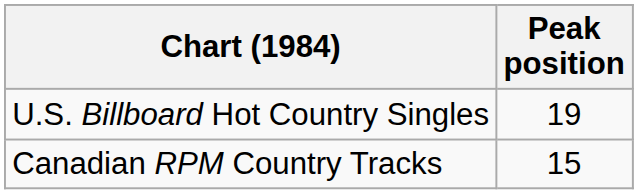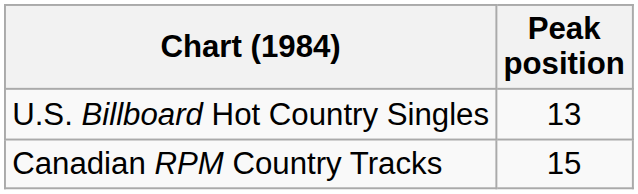(564, 113) 19 -> (564, 113) 13
